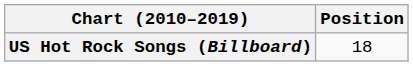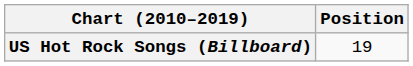(362, 47) 18 -> (362, 47) 19
